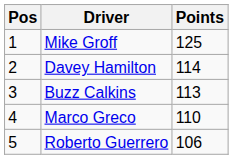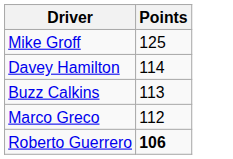- column: (23, 17)
(188, 117) 110 -> (152, 117) 112
(189, 142) normal -> (153, 142) bold
